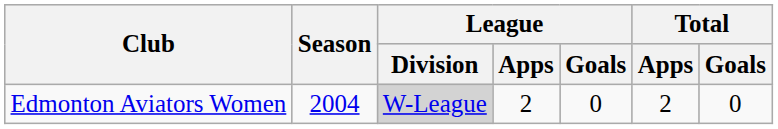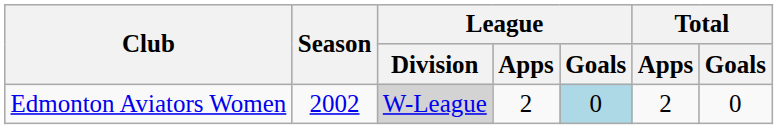(335, 103) 2004 -> (335, 103) 2002
(596, 103) no background -> (596, 103) lightblue background
